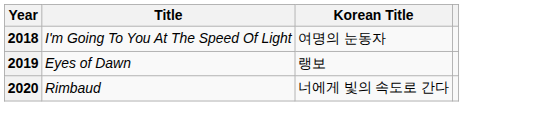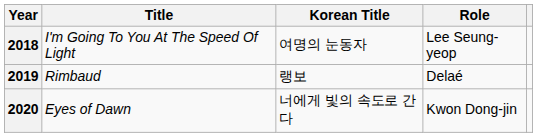+ column: (475, 15)
(88, 63) Eyes of Dawn -> (73, 76) Rimbaud
(73, 88) Rimbaud -> (88, 110) Eyes of Dawn
